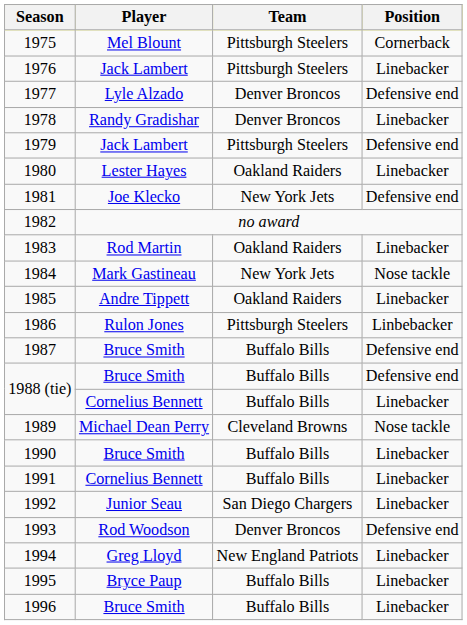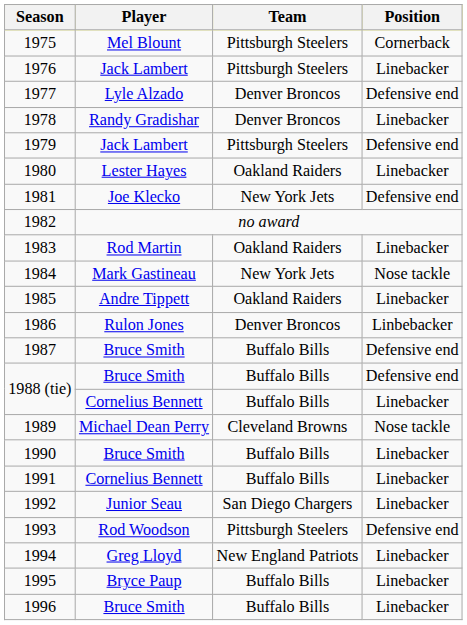(287, 324) Pittsburgh Steelers -> (287, 324) Denver Broncos
(287, 529) Denver Broncos -> (287, 529) Pittsburgh Steelers
